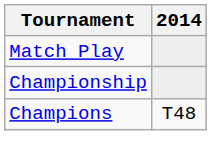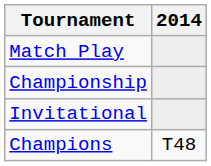+ row: (78, 114)
